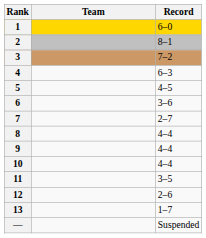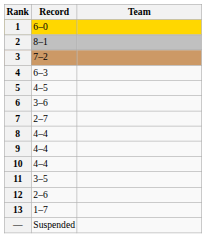columns swapped: (93, 12) <-> (179, 12)
